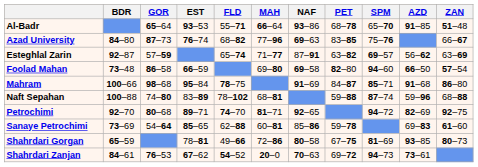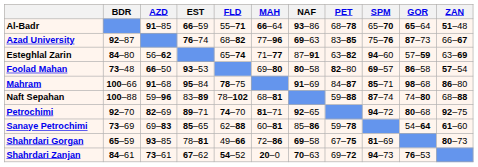columns swapped: (418, 12) <-> (159, 12)
(196, 26) 93–53 -> (196, 26) 66–59
(122, 41) 84–80 -> (122, 41) 92–87
(122, 55) 92–87 -> (122, 55) 84–80
(381, 55) 69–57 -> (381, 55) 94–60
(196, 69) 66–59 -> (196, 69) 93–53
(307, 69) 69–58 -> (307, 69) 80–58
(381, 69) 94–60 -> (381, 69) 69–57
(307, 141) 80–58 -> (307, 141) 69–58
